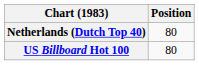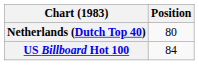(171, 50) 80 -> (171, 50) 84
